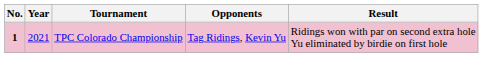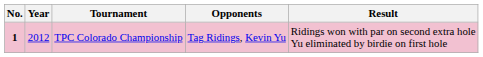(39, 37) 2021 -> (39, 37) 2012
